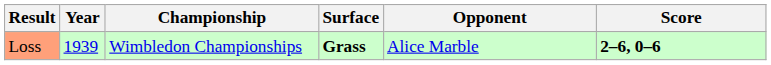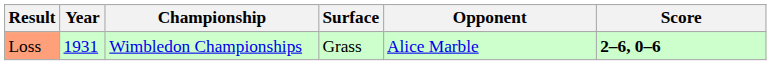(81, 45) 1939 -> (81, 45) 1931
(344, 45) bold -> (342, 45) normal
